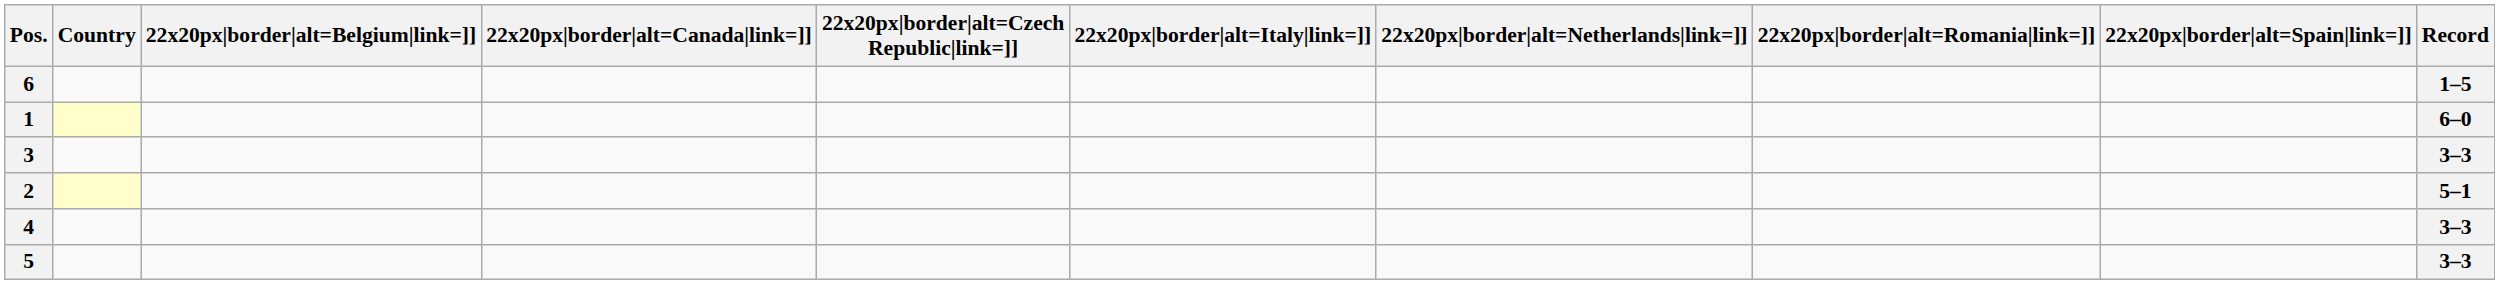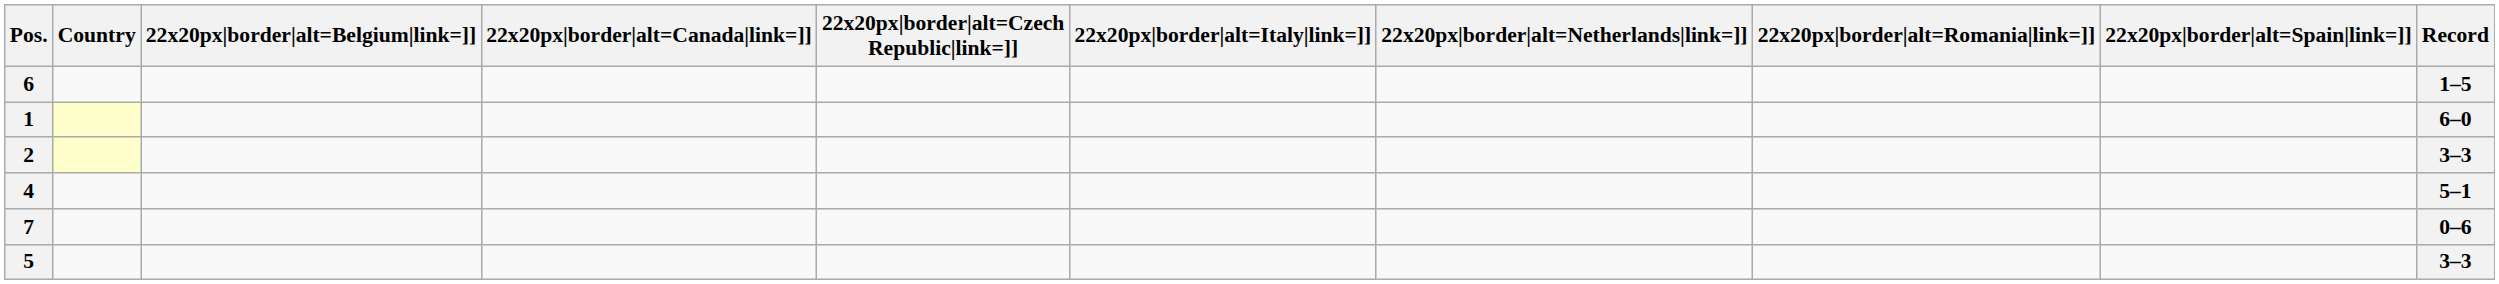- row: (29, 155)
(2455, 190) 5–1 -> (2455, 155) 3–3
(2455, 226) 3–3 -> (2455, 190) 5–1
+ row: (29, 226)
